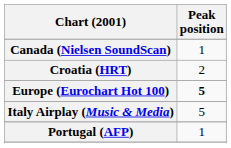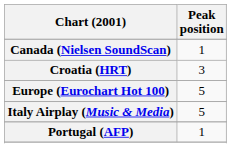(202, 70) 2 -> (202, 70) 3
(202, 91) bold -> (202, 91) normal
